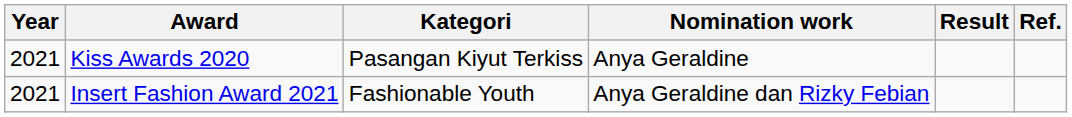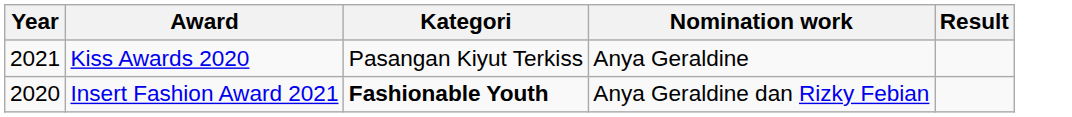- column: (1040, 22)
(35, 93) 2021 -> (35, 93) 2020
(442, 93) normal -> (449, 93) bold
